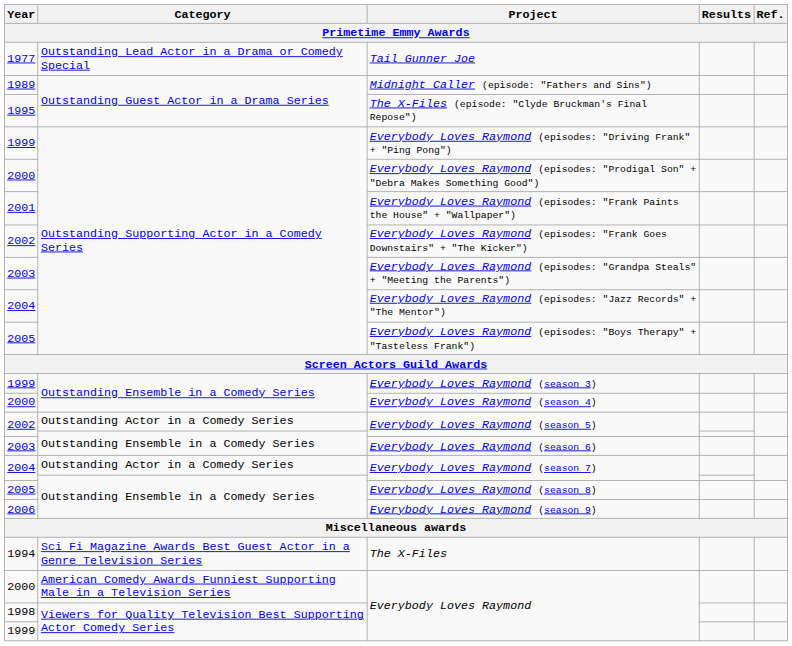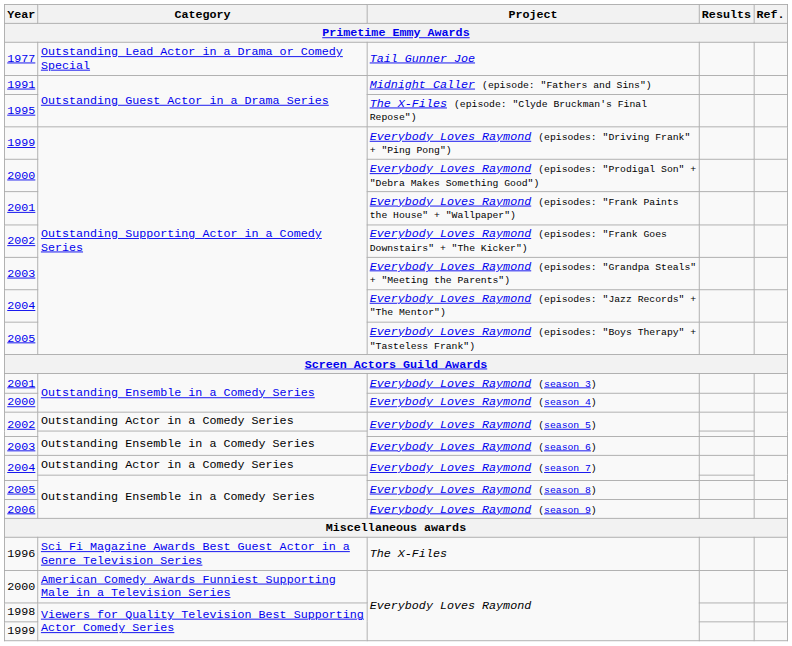(21, 85) 1989 -> (21, 85) 1991
(21, 383) 1999 -> (21, 383) 2001
(21, 554) 1994 -> (21, 554) 1996
